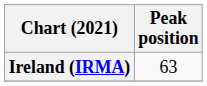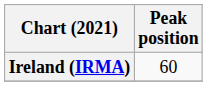(168, 66) 63 -> (168, 66) 60
